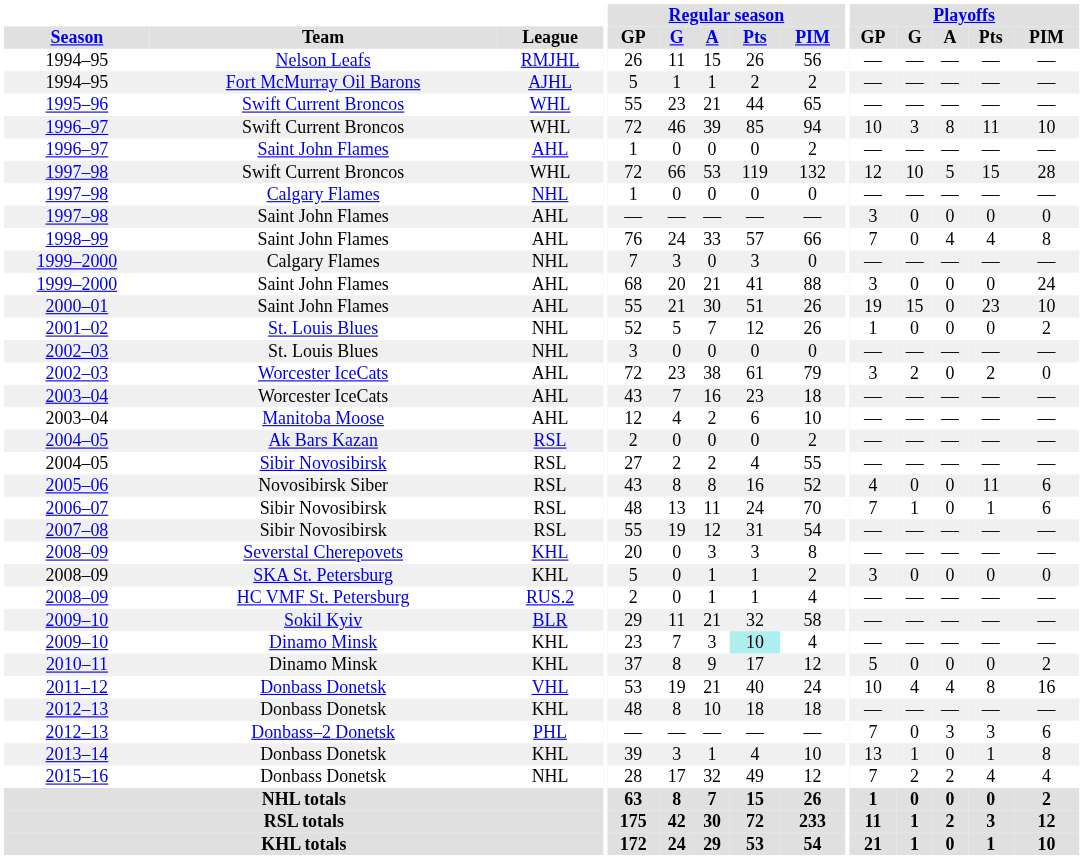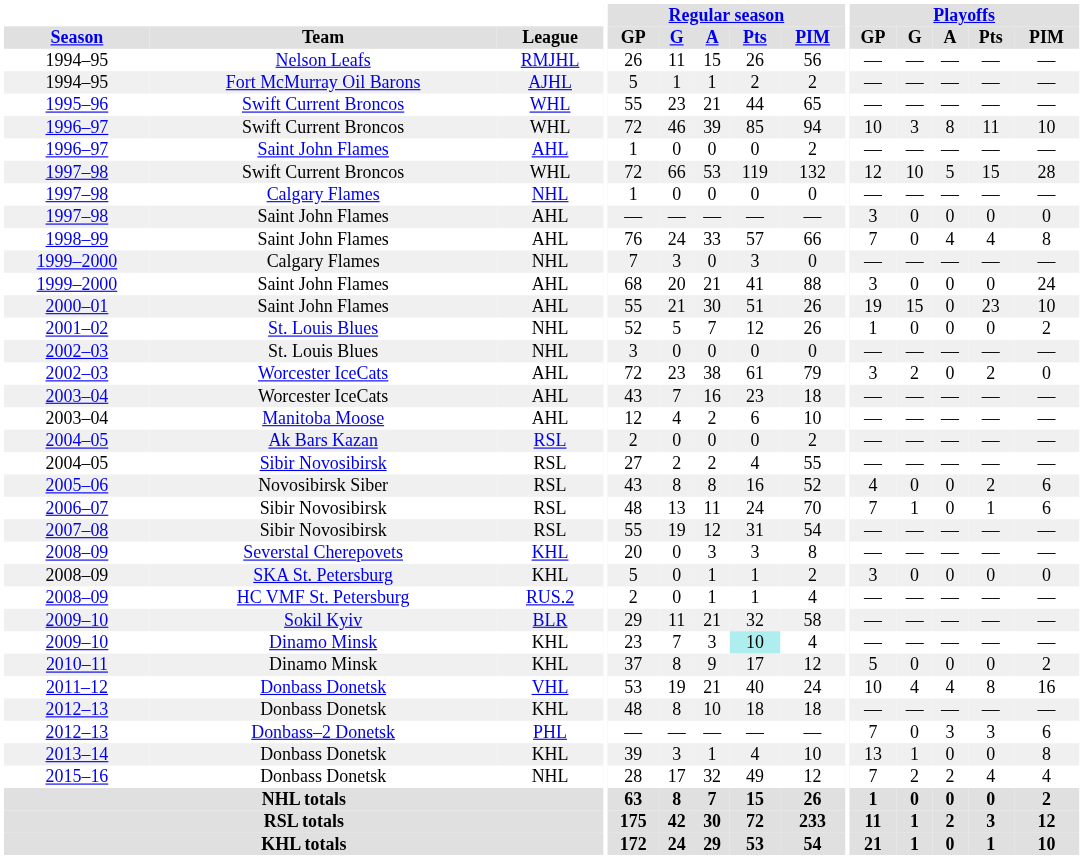(991, 485) 11 -> (991, 485) 2
(991, 754) 1 -> (991, 754) 0
